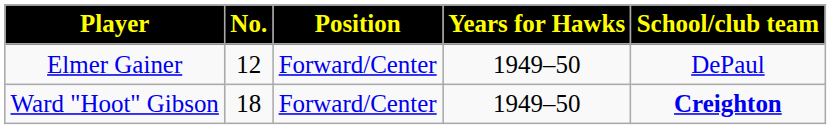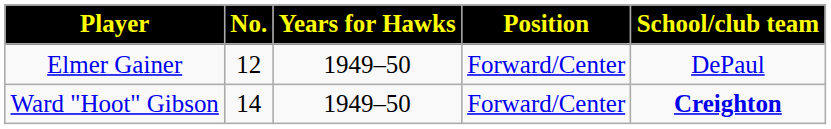columns swapped: (358, 24) <-> (537, 24)
(249, 103) 18 -> (249, 103) 14
